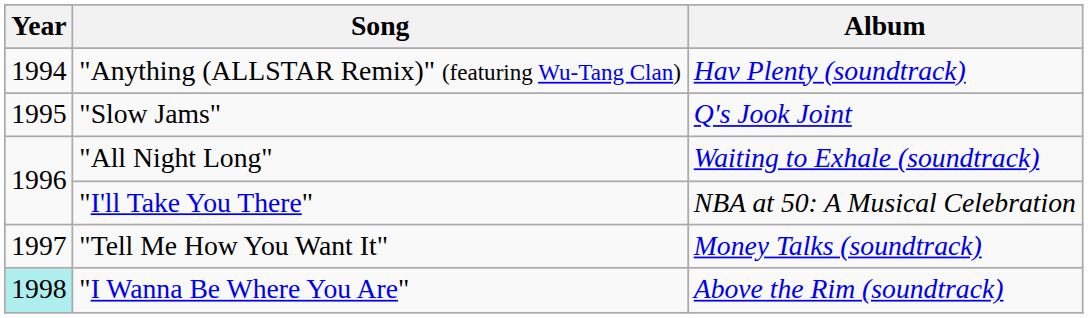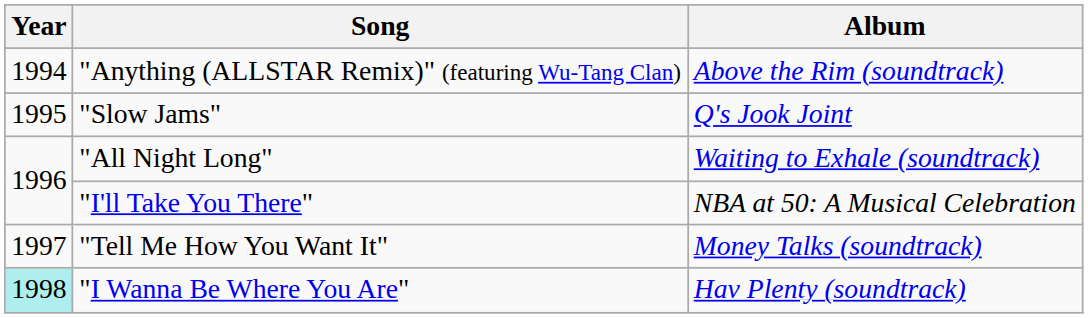(830, 70) Hav Plenty (soundtrack) -> (849, 70) Above the Rim (soundtrack)
(849, 289) Above the Rim (soundtrack) -> (830, 289) Hav Plenty (soundtrack)
